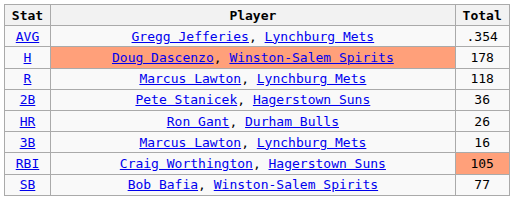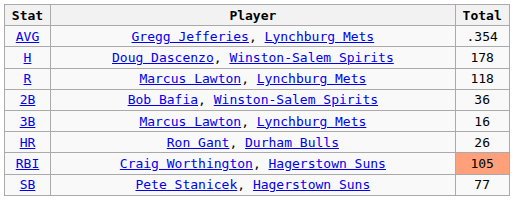(253, 57) lightsalmon background -> (253, 57) no background
(253, 100) Pete Stanicek, Hagerstown Suns -> (253, 100) Bob Bafia, Winston-Salem Spirits
rows swapped: (28, 142) <-> (28, 121)
(253, 185) Bob Bafia, Winston-Salem Spirits -> (253, 185) Pete Stanicek, Hagerstown Suns
